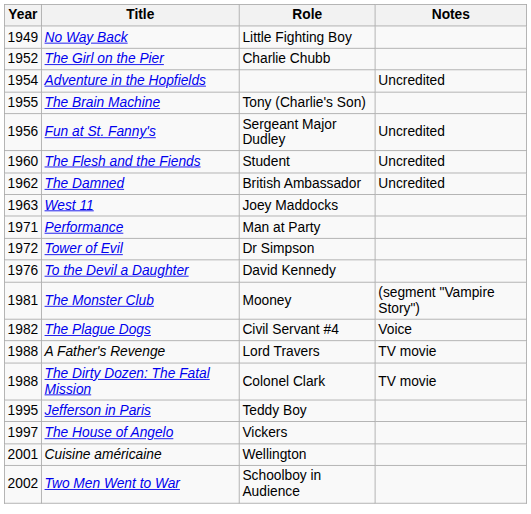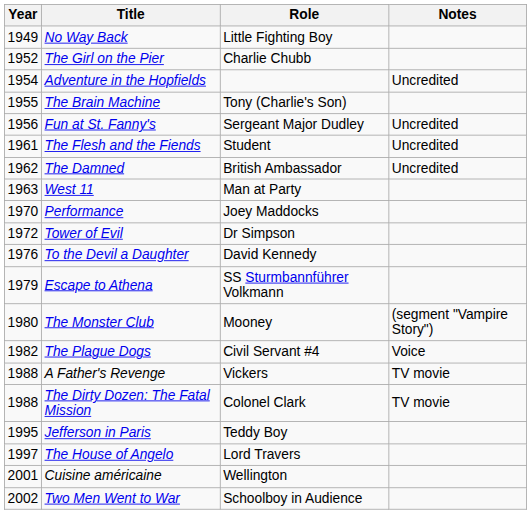(23, 161) 1960 -> (23, 146) 1961
(290, 205) Joey Maddocks -> (262, 189) Man at Party
(23, 227) 1971 -> (23, 211) 1970
(281, 227) Man at Party -> (271, 211) Joey Maddocks
+ row: (99, 285)
(23, 300) 1981 -> (23, 322) 1980
(281, 351) Lord Travers -> (246, 373) Vickers
(265, 432) Vickers -> (262, 454) Lord Travers
